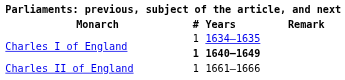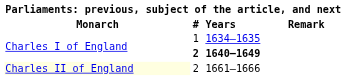(196, 54) 1 -> (196, 54) 2
(69, 68) no background -> (69, 68) lightyellow background
(196, 68) 1 -> (196, 68) 2
